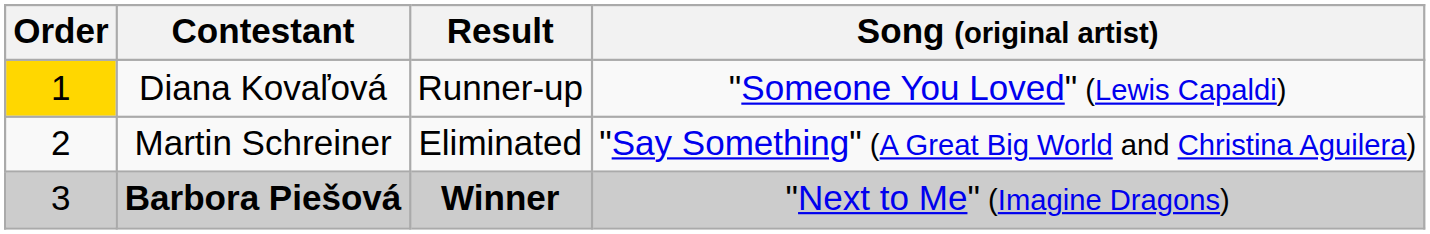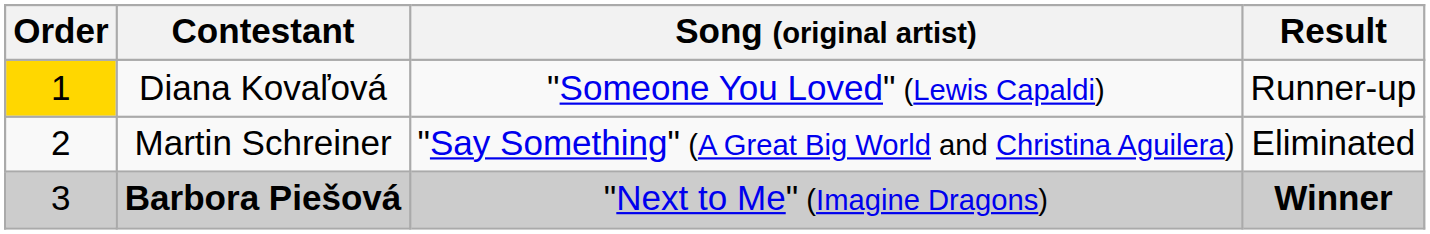columns swapped: (1008, 32) <-> (500, 32)
